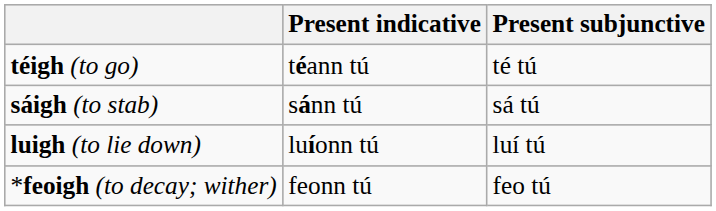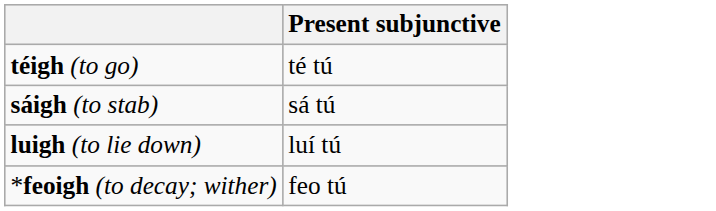- column: (385, 24)
